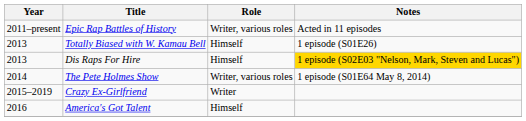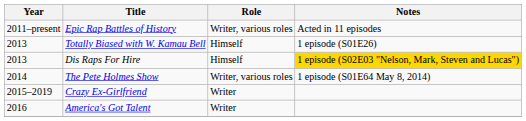(226, 108) Himself -> (223, 108) Writer
